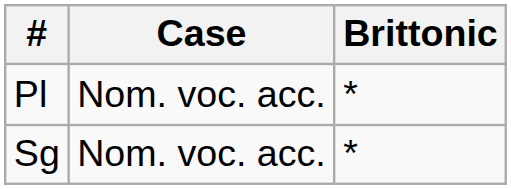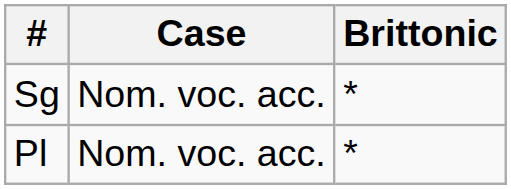rows swapped: (37, 153) <-> (31, 93)
